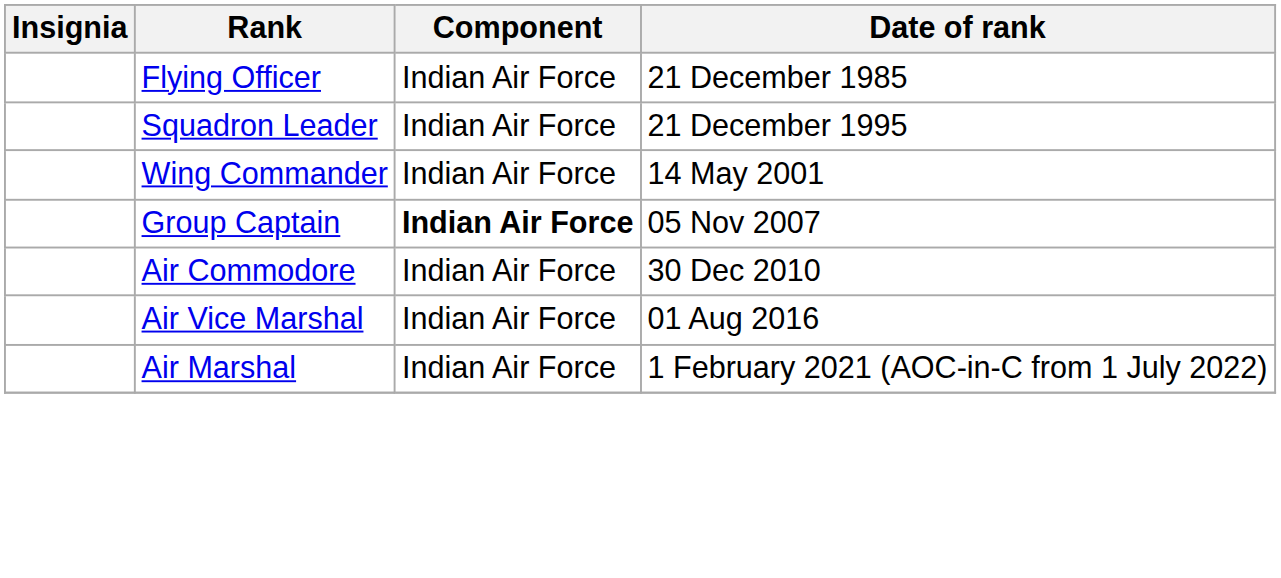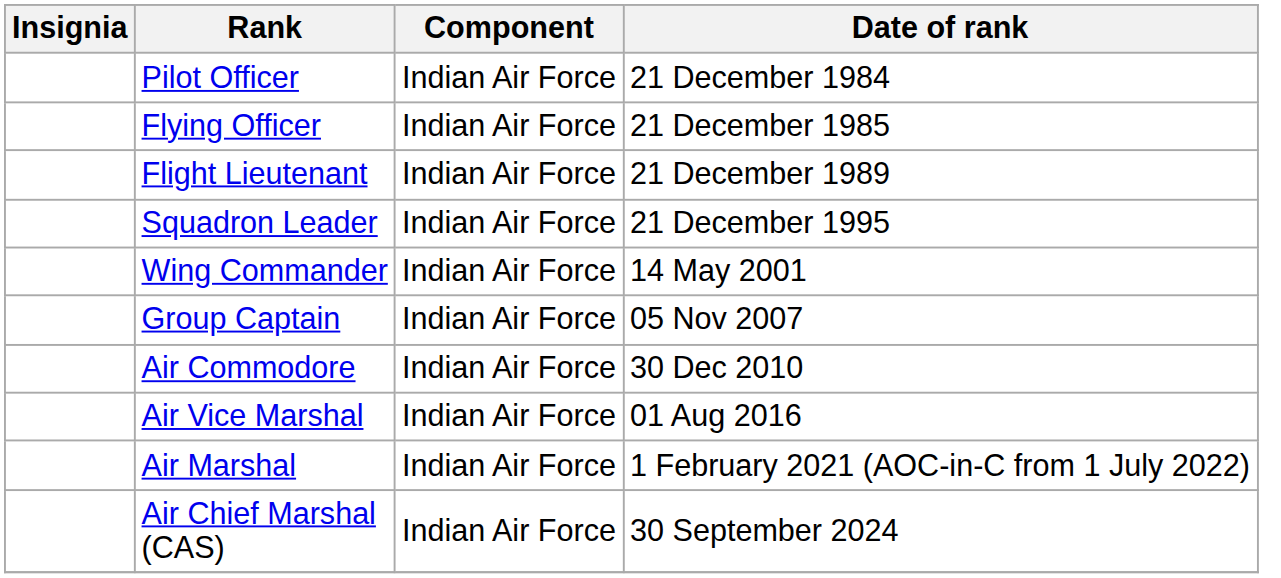+ row: (220, 77)
+ row: (255, 174)
(518, 222) bold -> (509, 319) normal
+ row: (259, 530)
